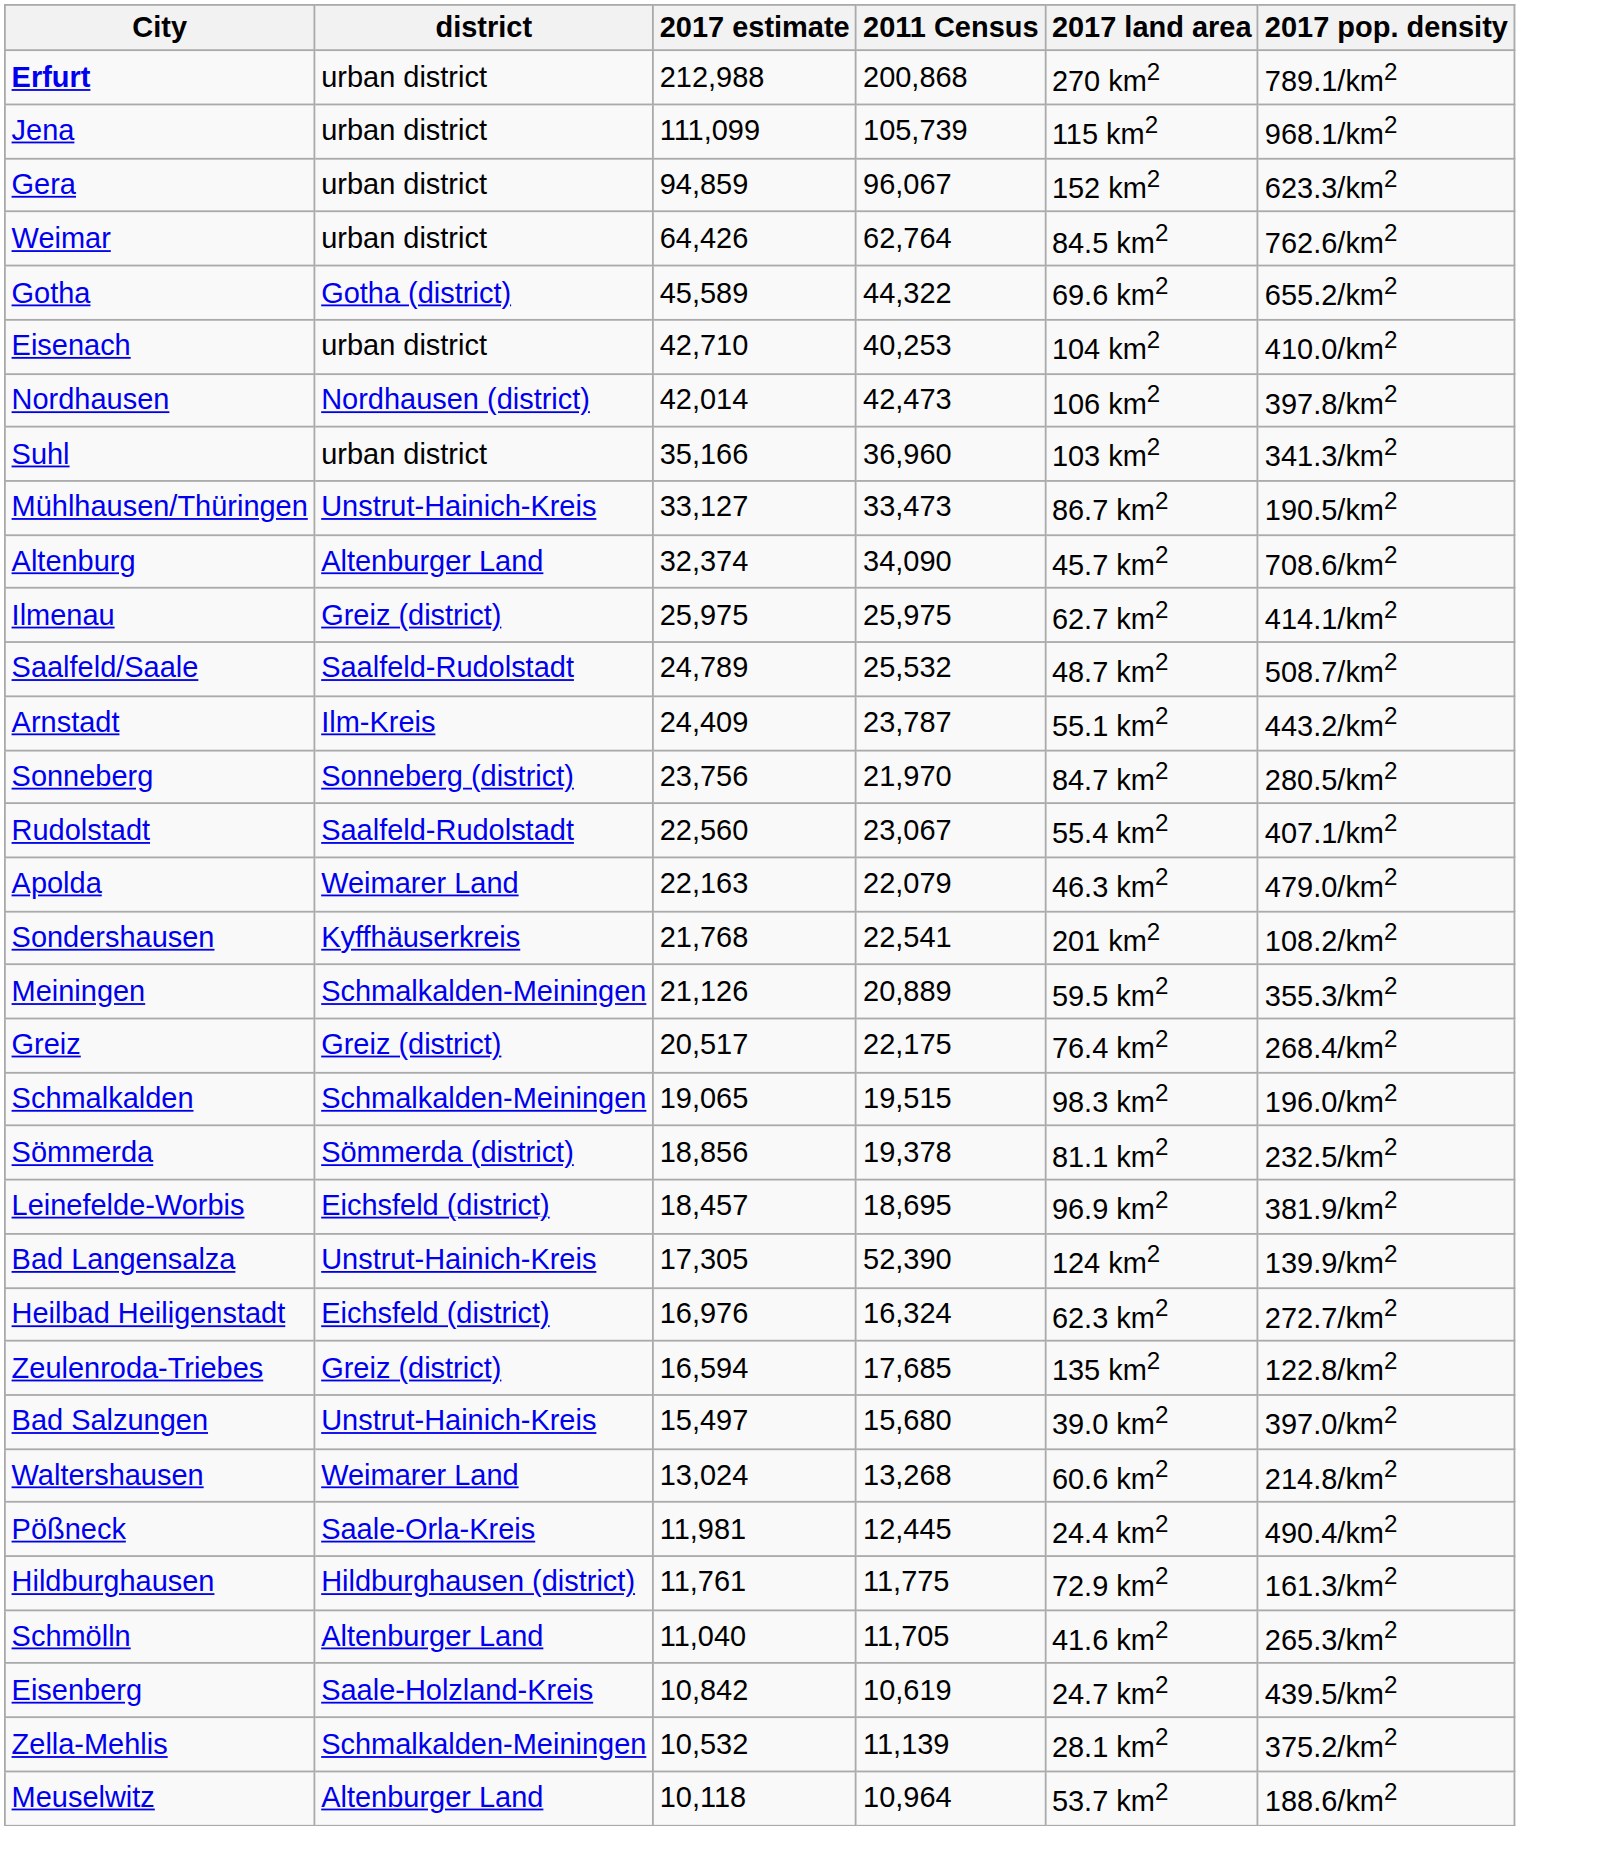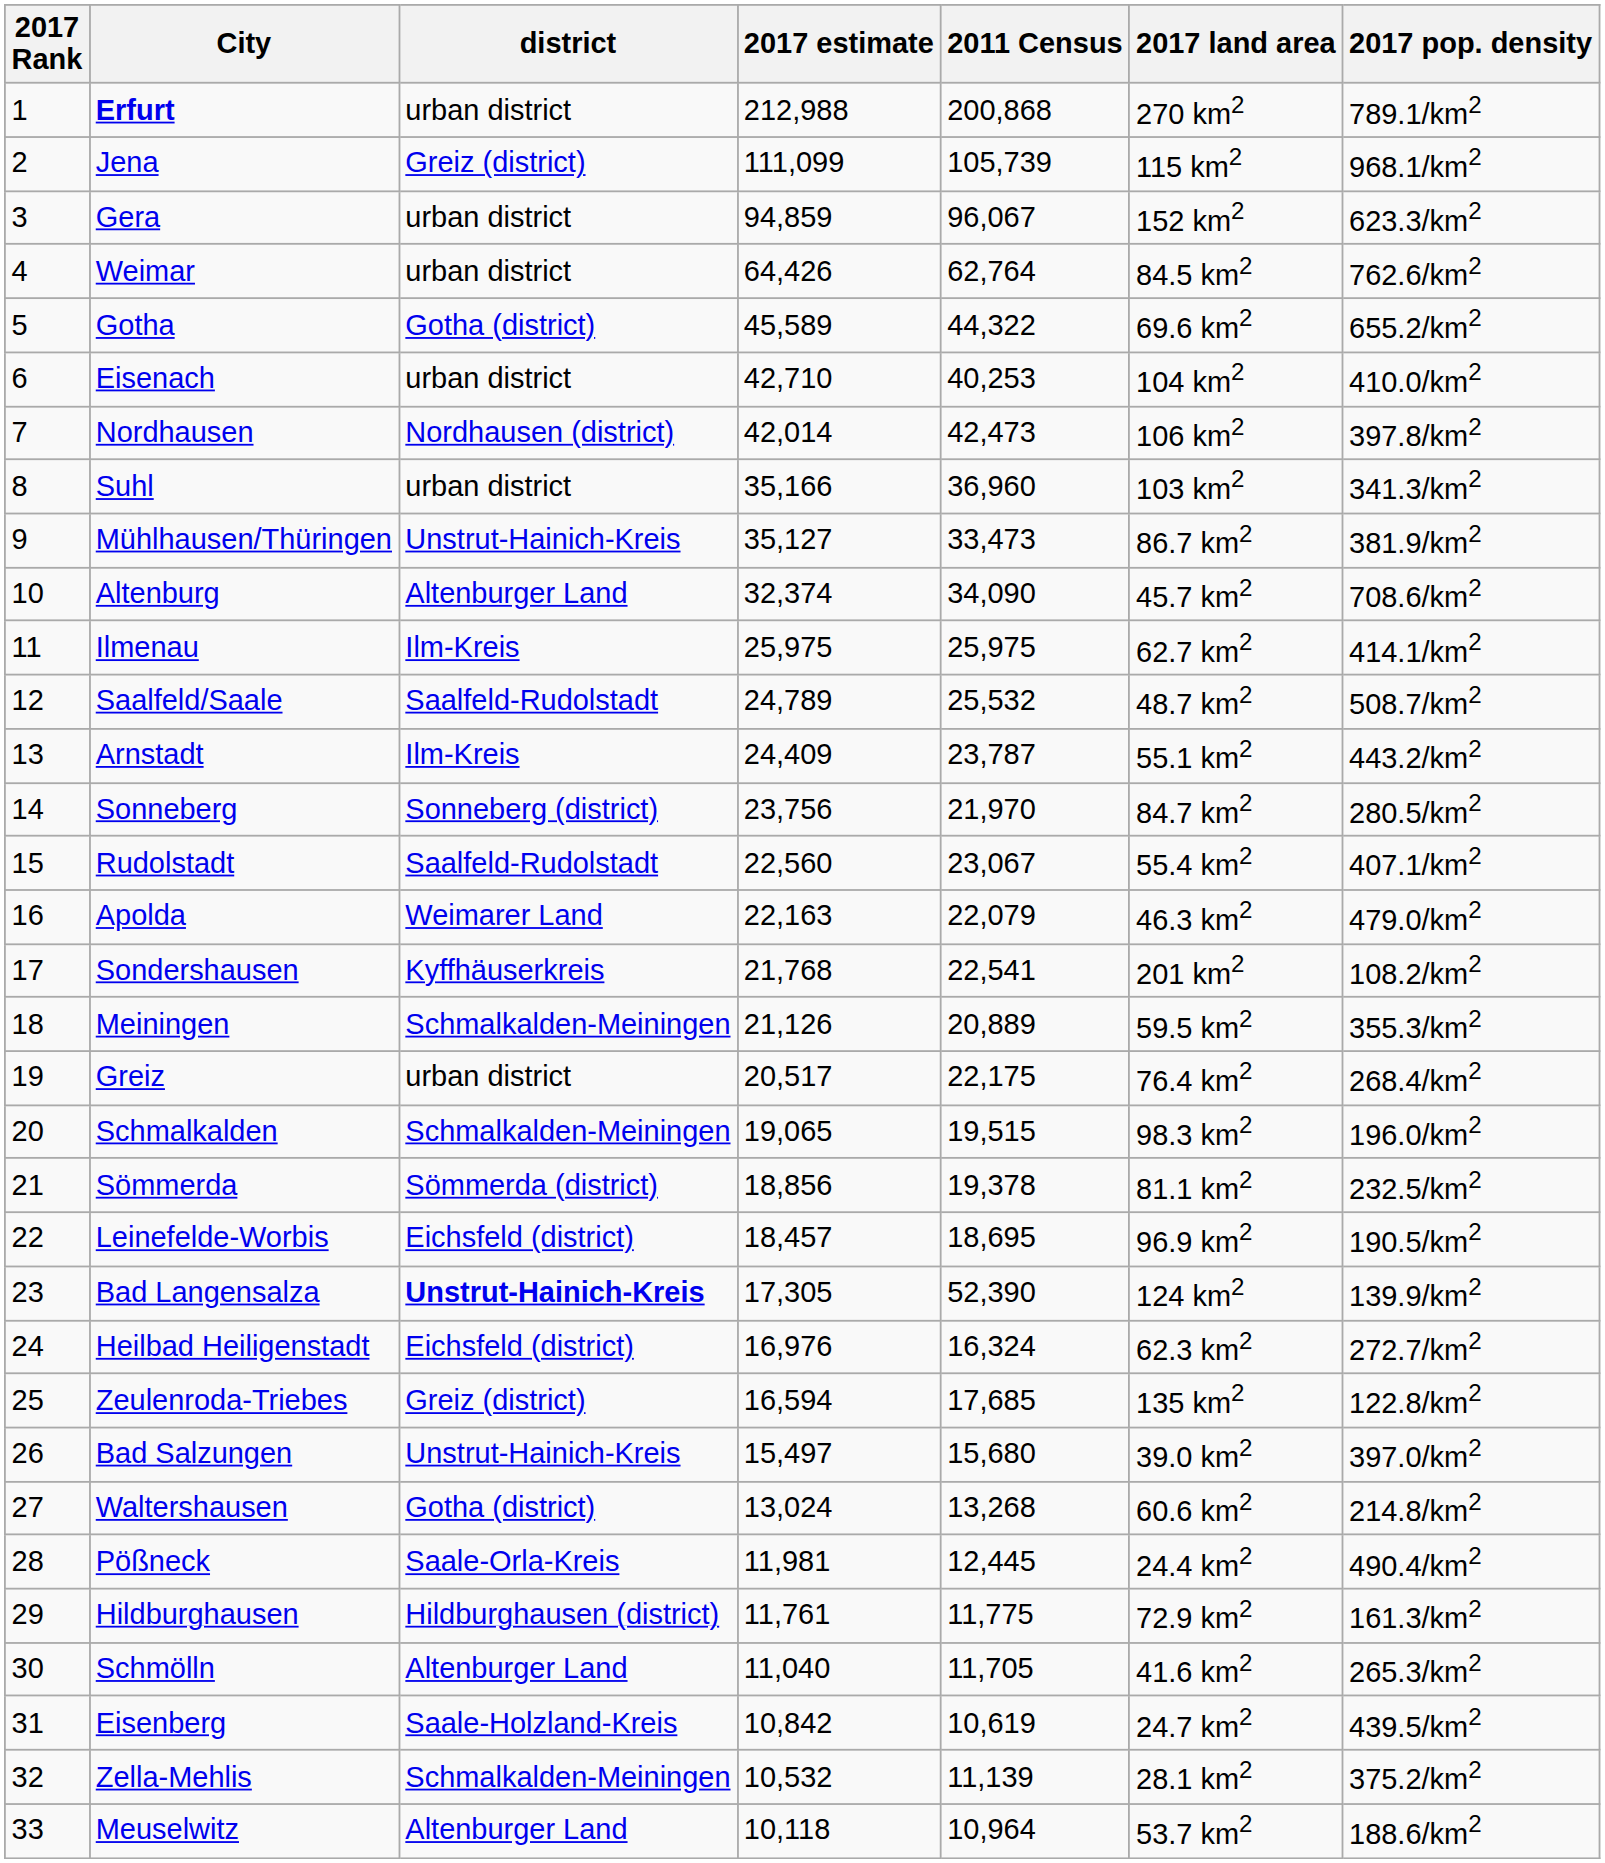+ column: (47, 43)
(404, 131) urban district -> (495, 163) Greiz (district)
(704, 507) 33,127 -> (788, 539) 35,127
(1331, 507) 190.5/km2 -> (1415, 539) 381.9/km2
(411, 614) Greiz (district) -> (462, 647) Ilm-Kreis
(411, 1045) Greiz (district) -> (488, 1077) urban district
(1331, 1206) 381.9/km2 -> (1415, 1238) 190.5/km2
(459, 1260) normal -> (555, 1292) bold
(420, 1475) Weimarer Land -> (500, 1507) Gotha (district)
